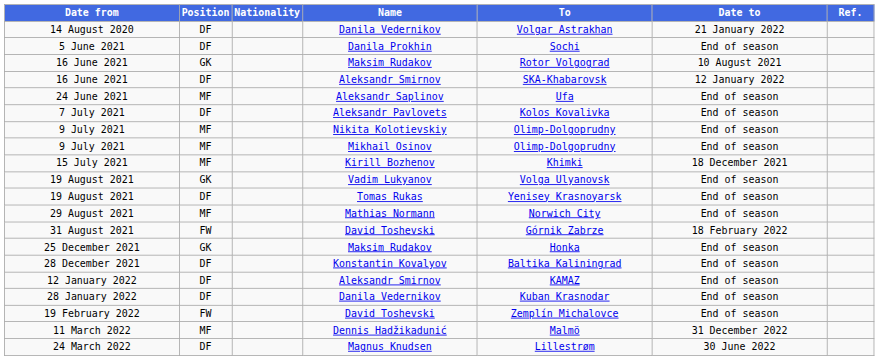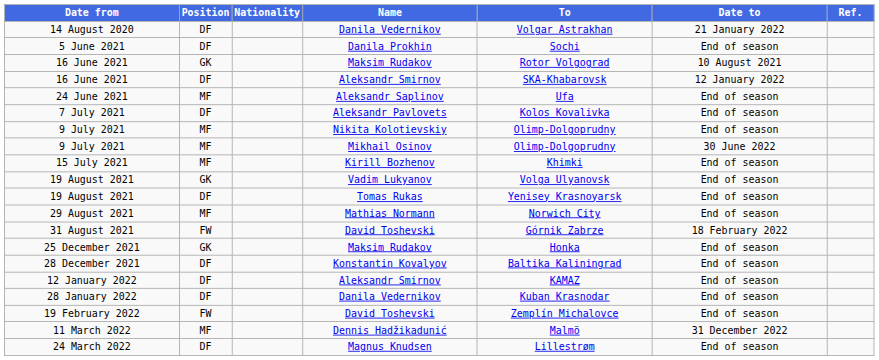(740, 146) End of season -> (740, 146) 30 June 2022
(740, 163) 18 December 2021 -> (740, 163) End of season
(740, 347) 30 June 2022 -> (740, 347) End of season
